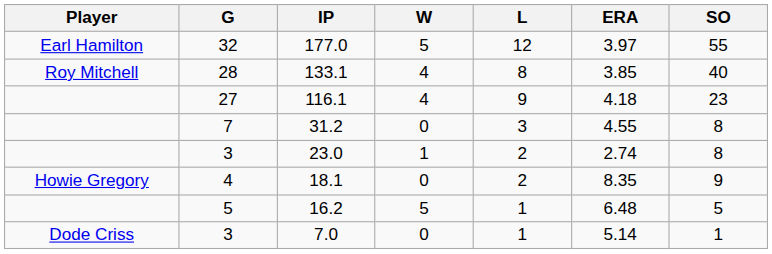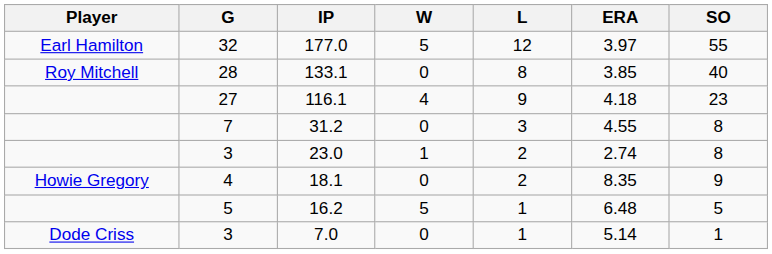(424, 72) 4 -> (424, 72) 0
